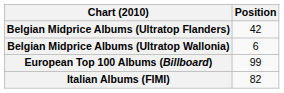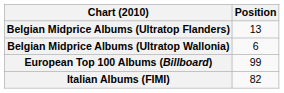(256, 29) 42 -> (256, 29) 13
